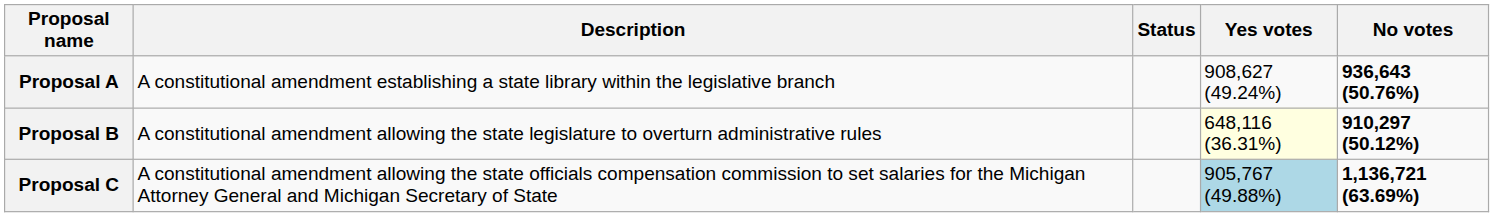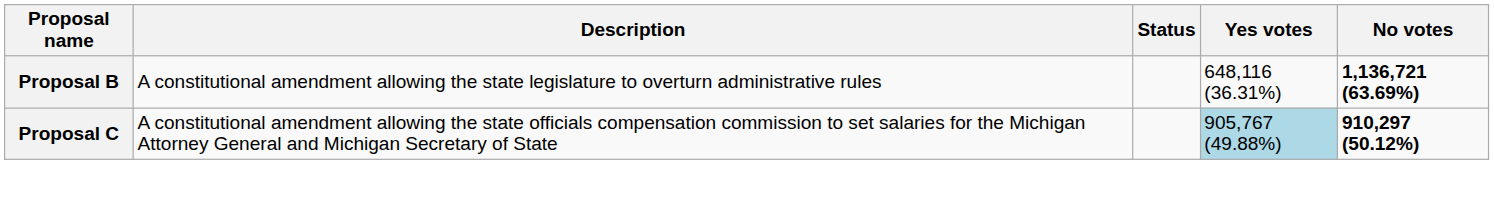- row: (69, 81)
(1243, 133) lightyellow background -> (1243, 81) no background
(1381, 133) 910,297 (50.12%) -> (1384, 81) 1,136,721 (63.69%)
(1384, 185) 1,136,721 (63.69%) -> (1381, 133) 910,297 (50.12%)
